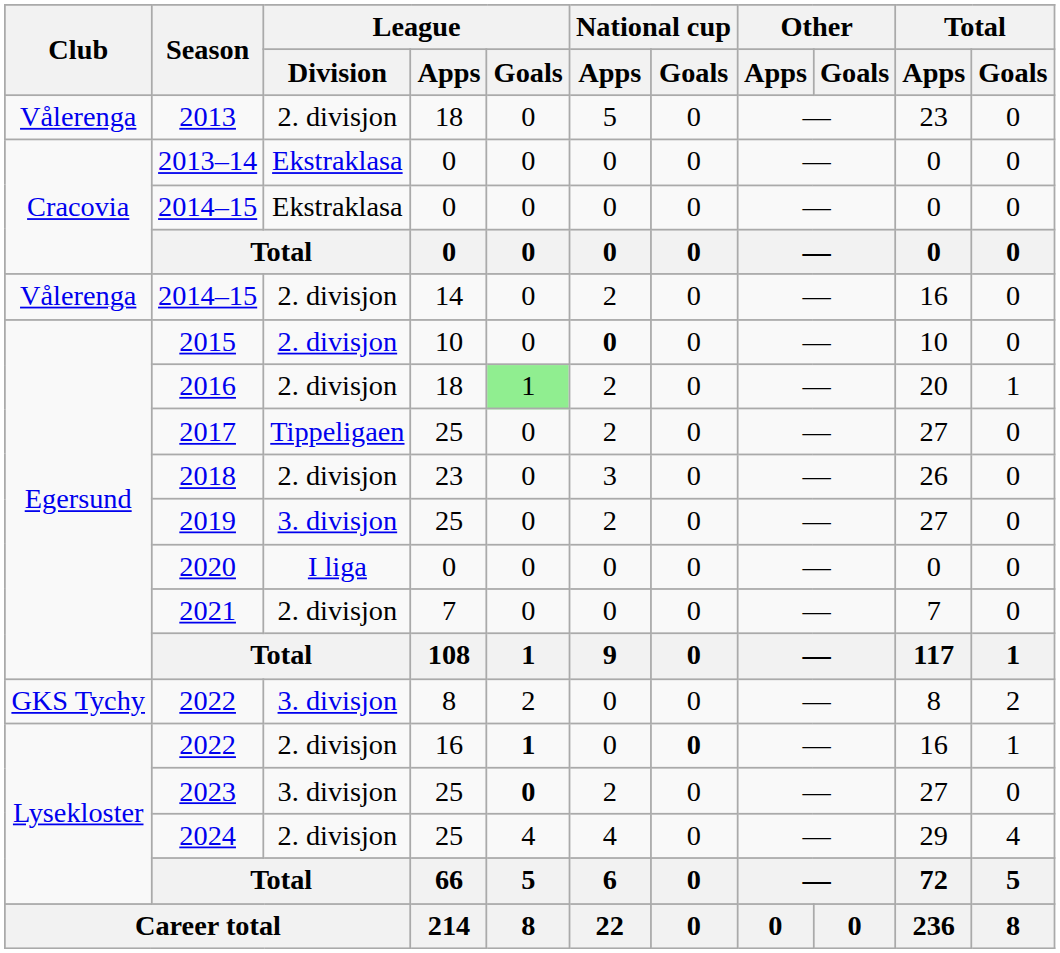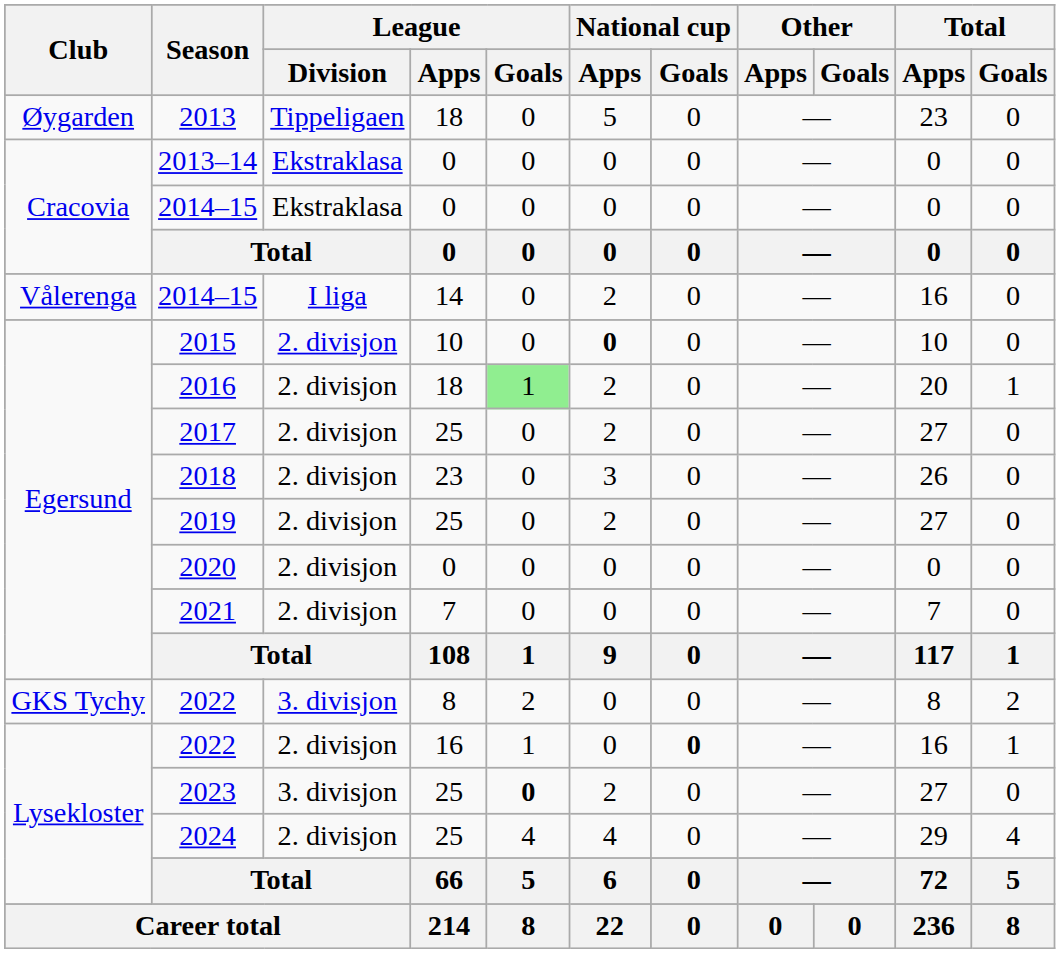(78, 116) Vålerenga -> (78, 116) Øygarden
(337, 116) 2. divisjon -> (337, 116) Tippeligaen
(337, 296) 2. divisjon -> (337, 296) I liga
(337, 431) Tippeligaen -> (337, 431) 2. divisjon
(337, 521) 3. divisjon -> (337, 521) 2. divisjon
(337, 565) I liga -> (337, 565) 2. divisjon
(528, 745) bold -> (528, 745) normal
